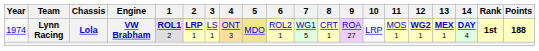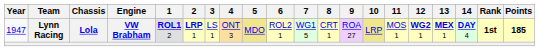(16, 30) 1974 -> (16, 30) 1947
(374, 30) no background -> (374, 30) khaki background
(519, 30) 188 -> (519, 30) 185
